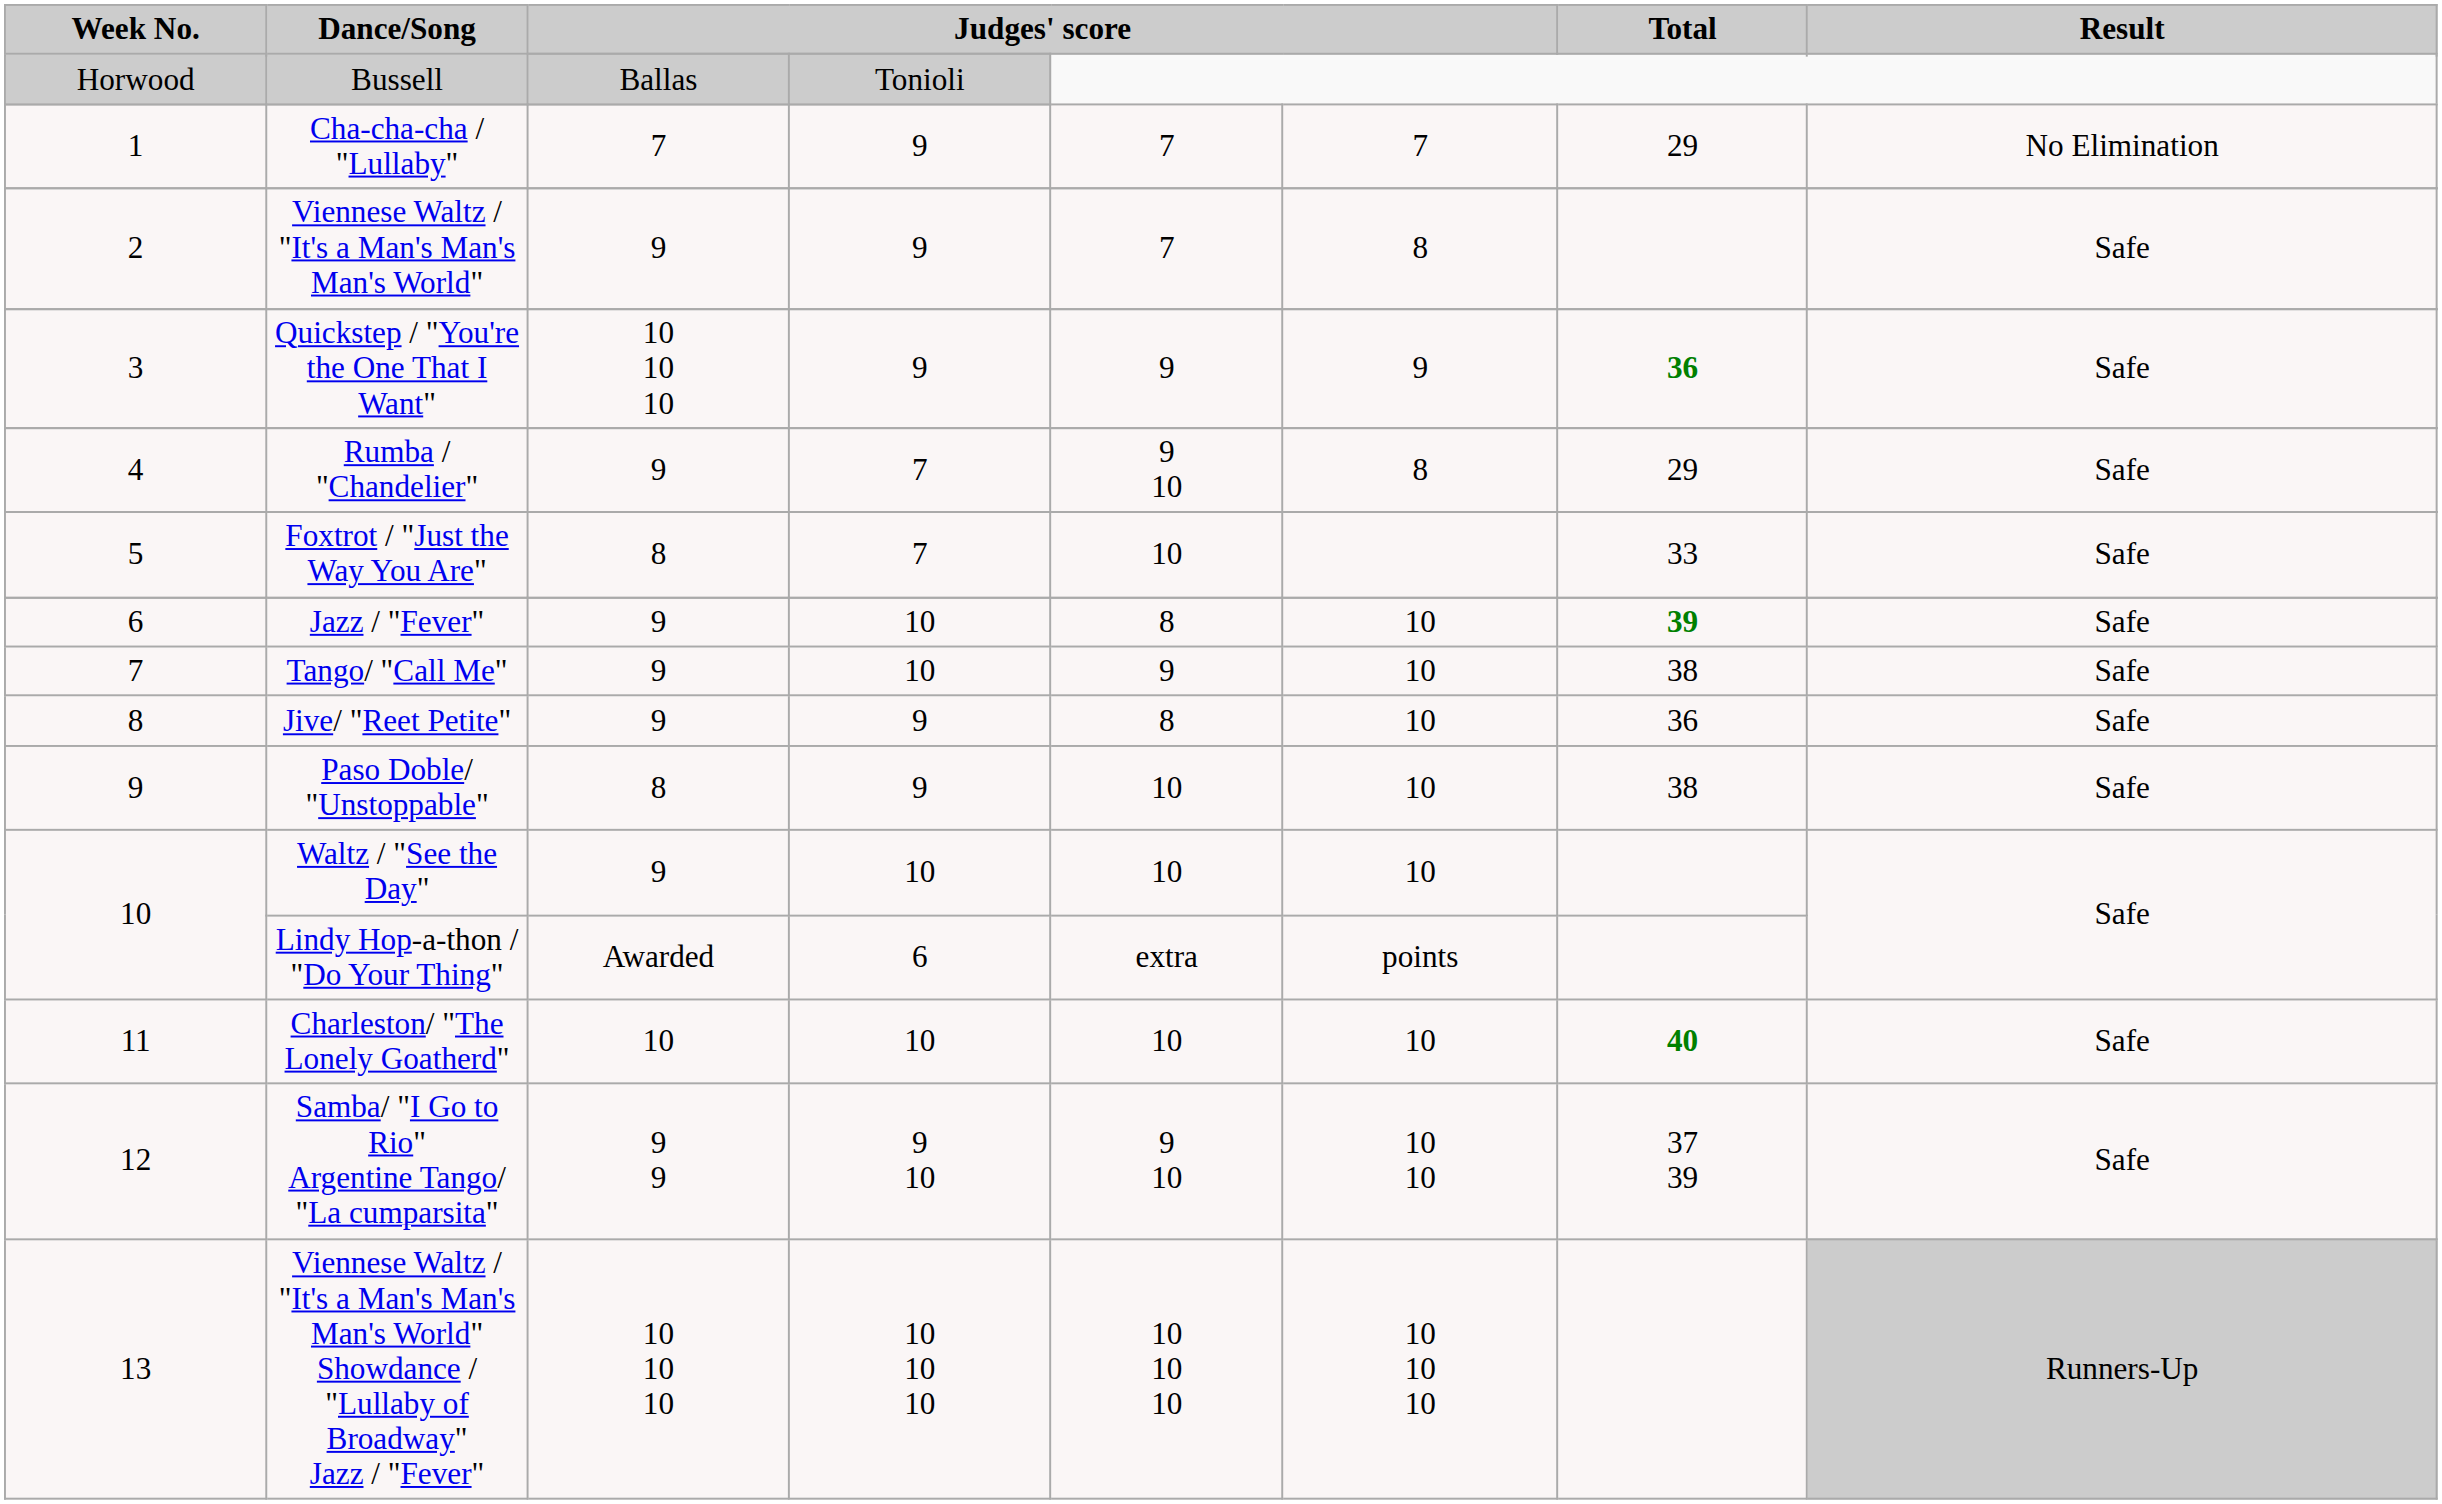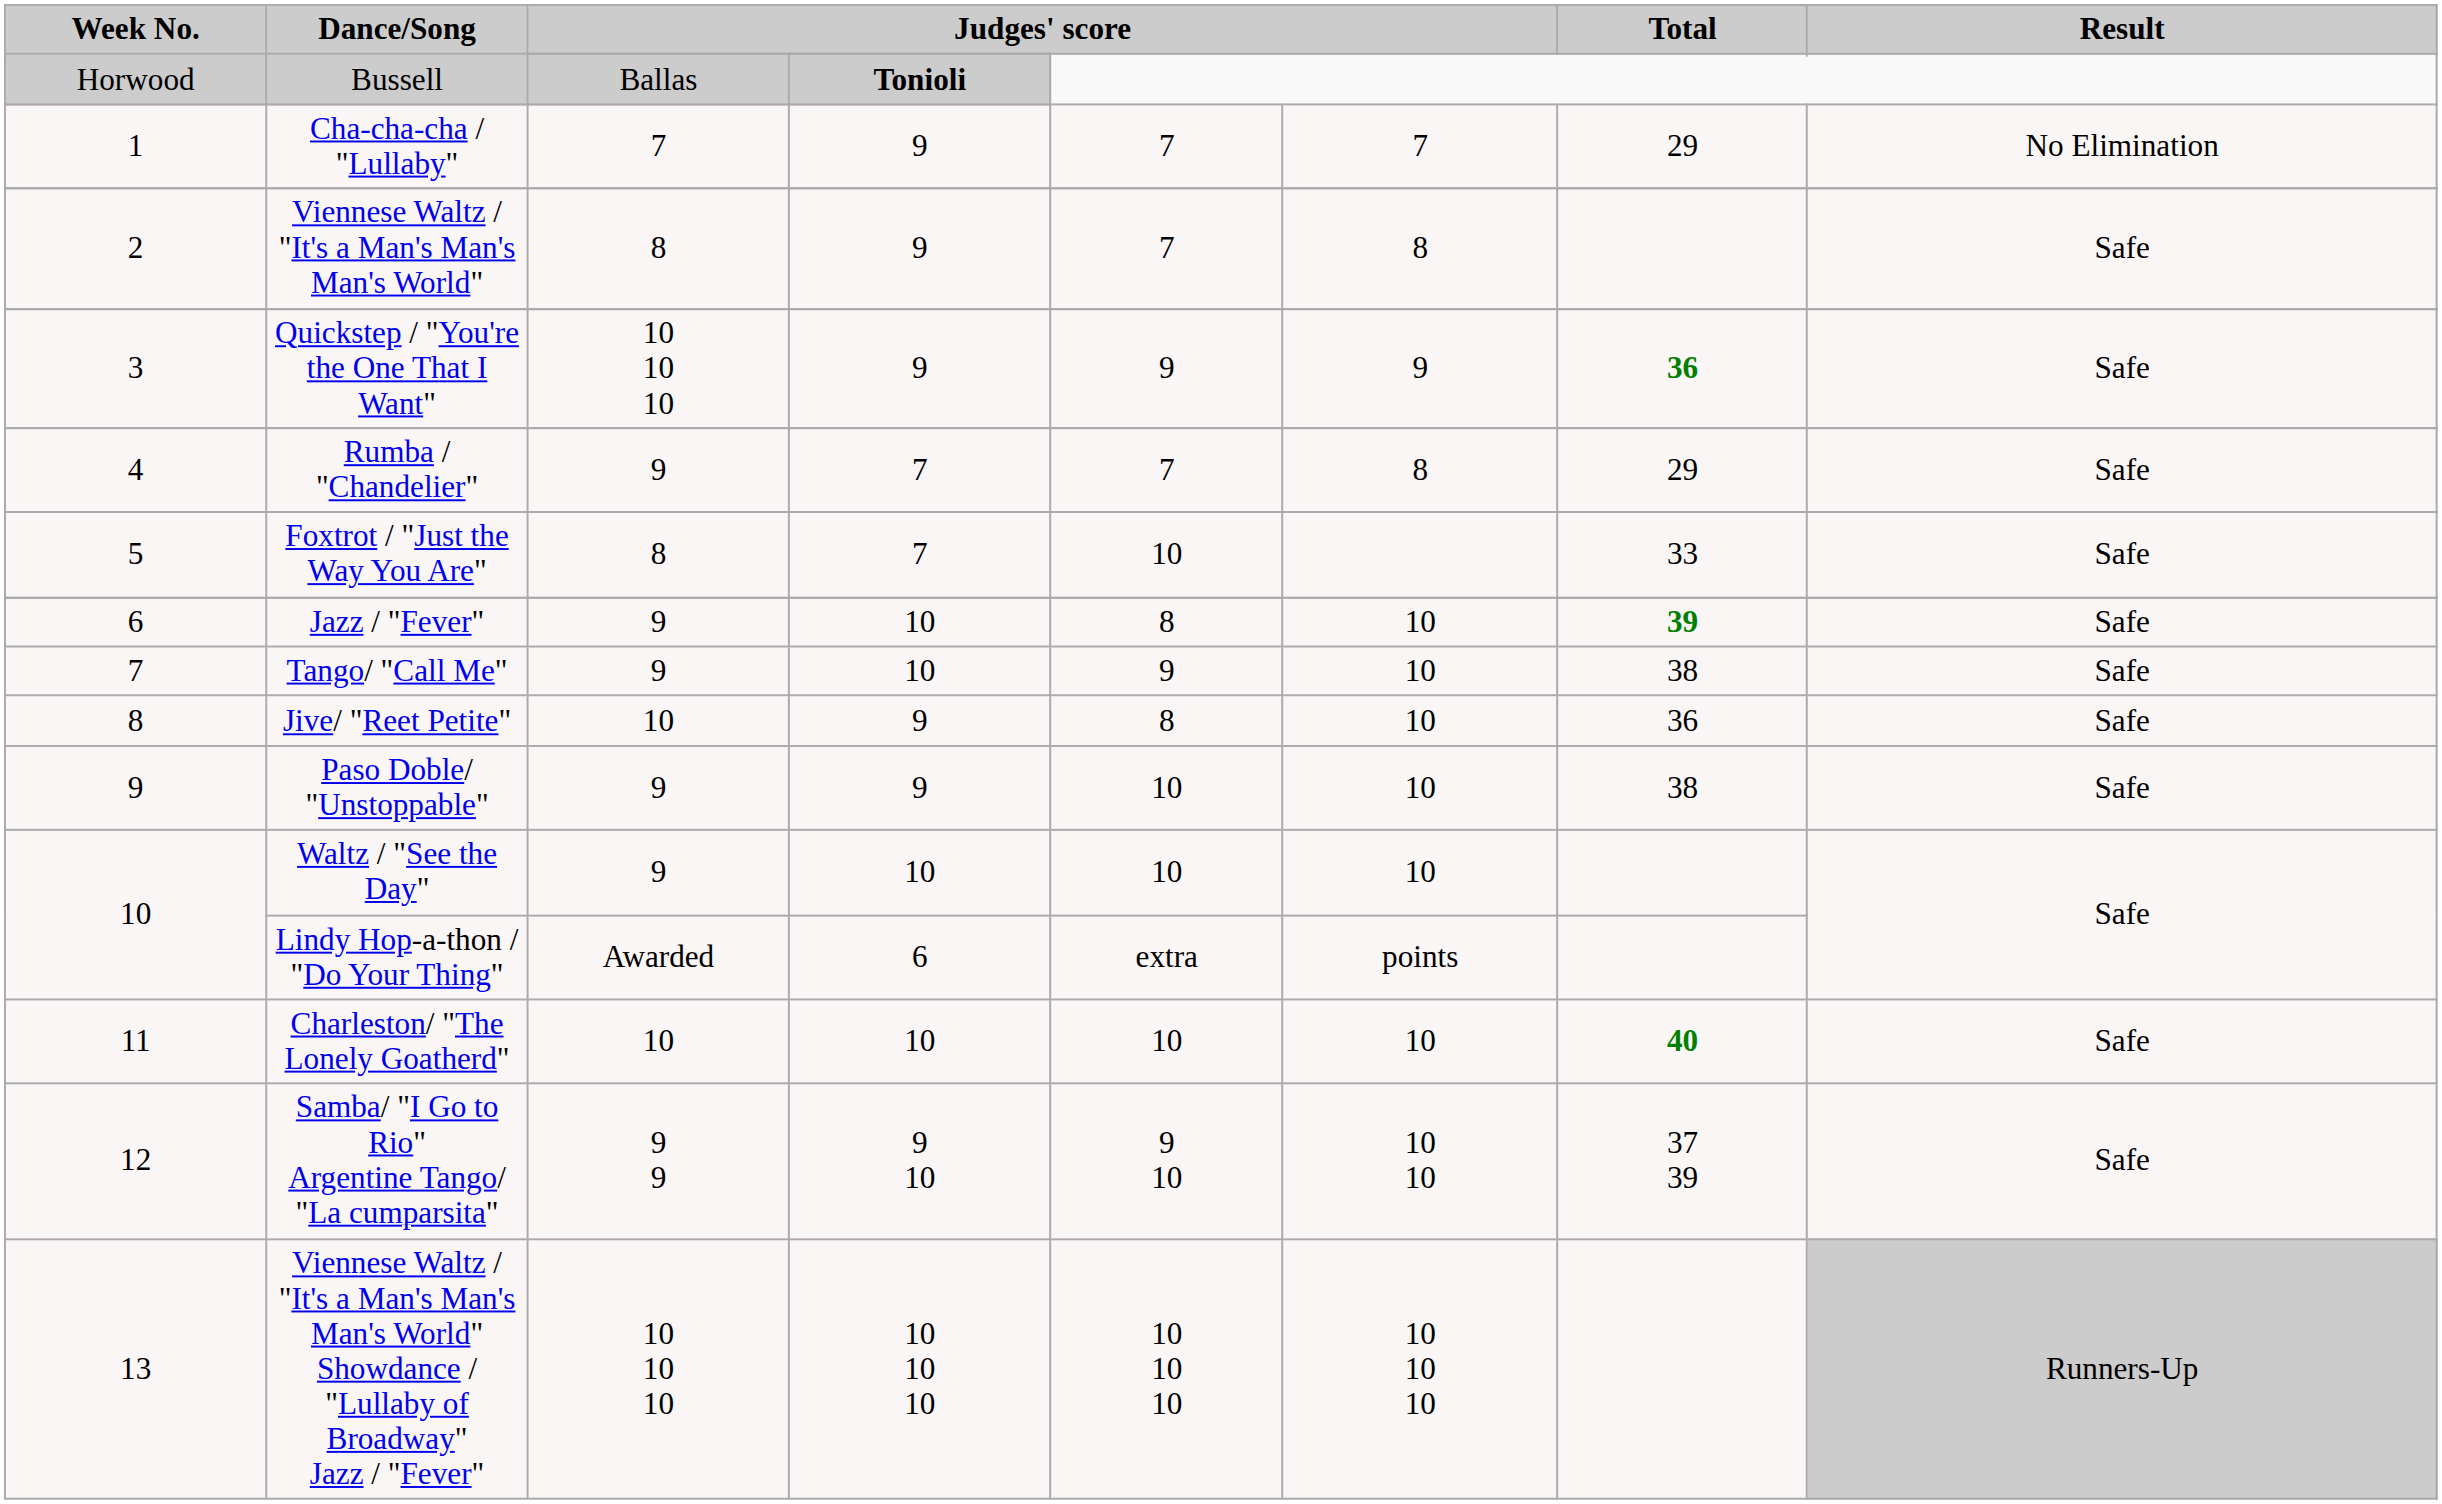(920, 78) normal -> (920, 78) bold
(658, 247) 9 -> (658, 247) 8
(1167, 469) 9 10 -> (1167, 469) 7
(658, 720) 9 -> (658, 720) 10
(658, 787) 8 -> (658, 787) 9
